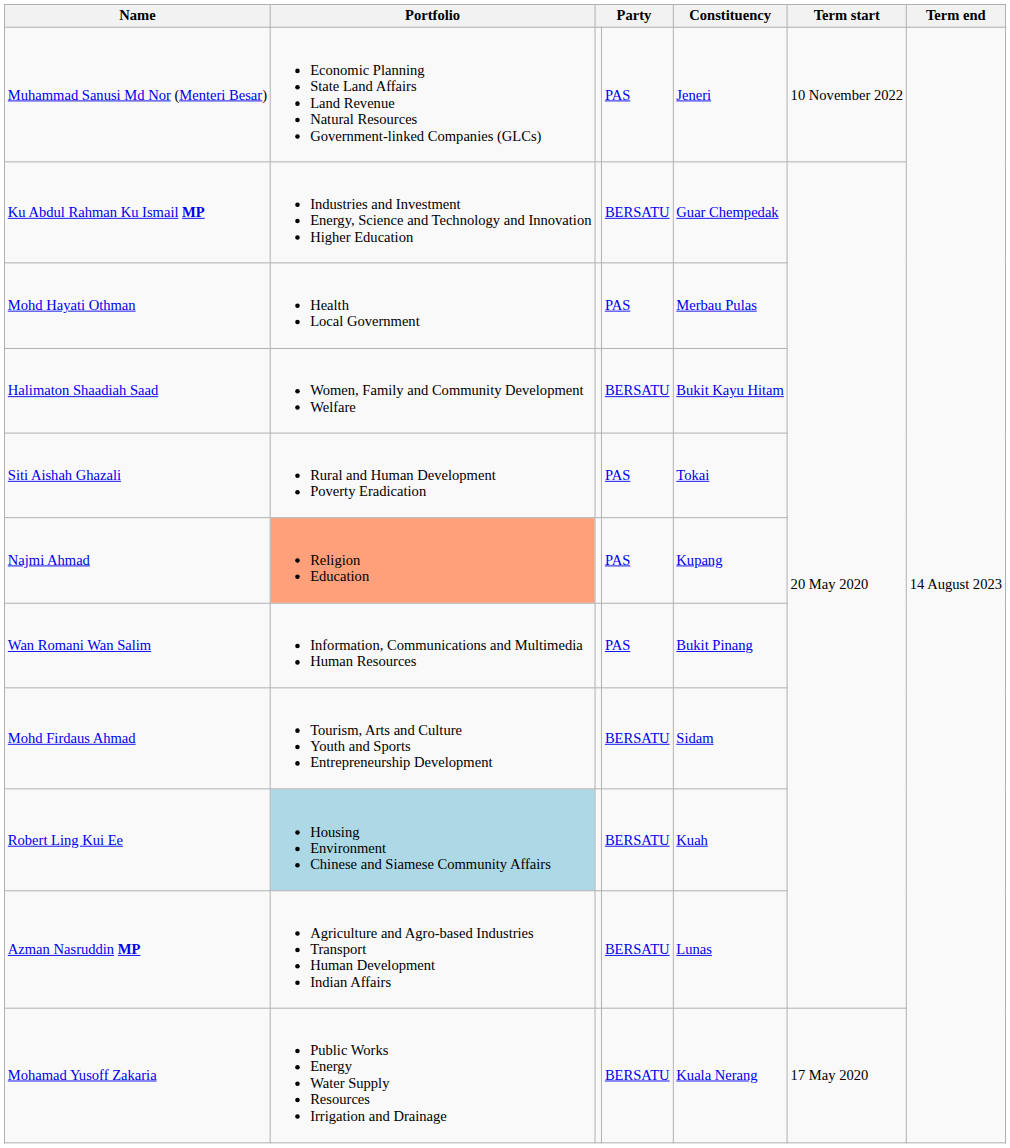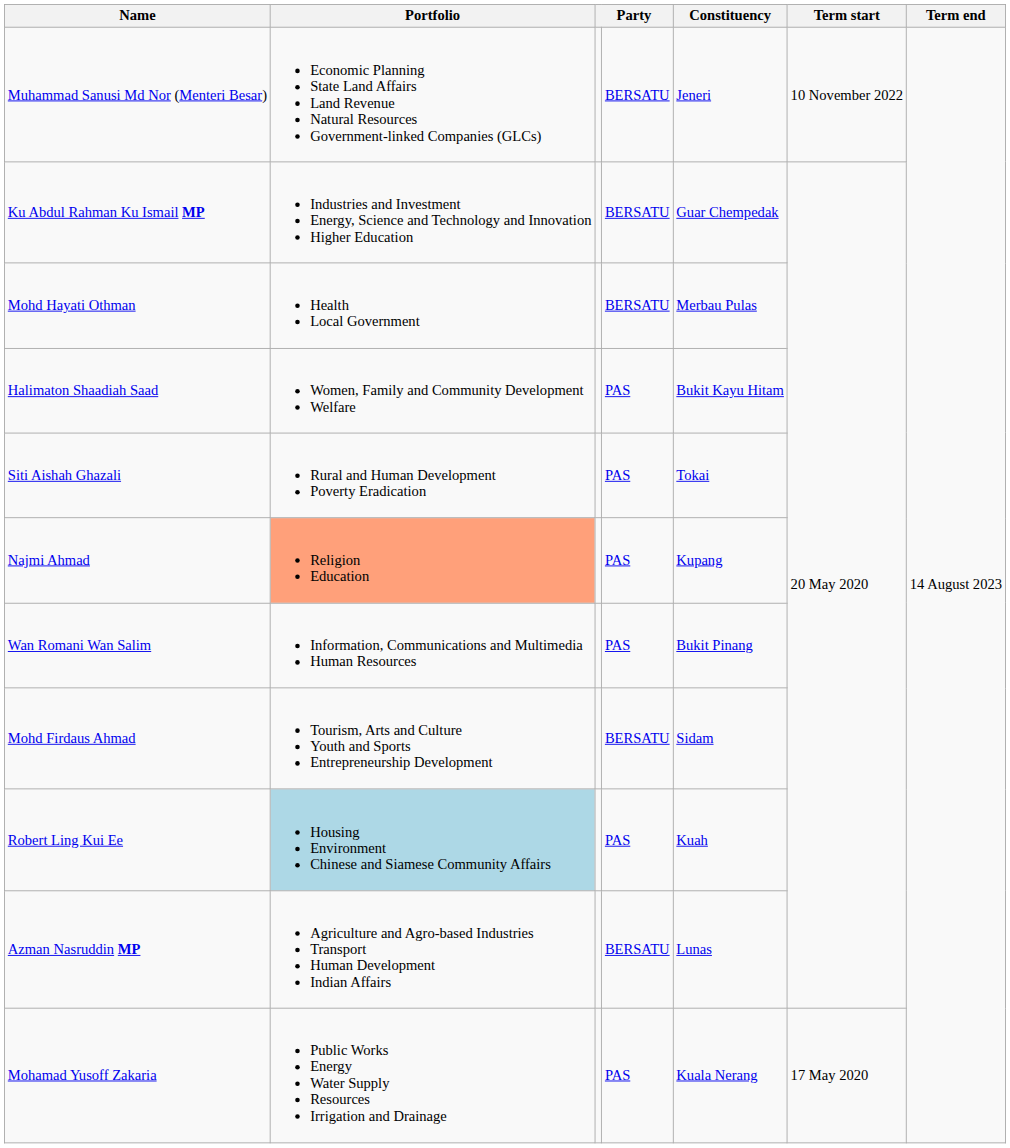(618, 94) PAS -> (637, 94) BERSATU
(618, 305) PAS -> (637, 305) BERSATU
(637, 390) BERSATU -> (618, 390) PAS
(637, 839) BERSATU -> (618, 839) PAS
(637, 1075) BERSATU -> (618, 1075) PAS
